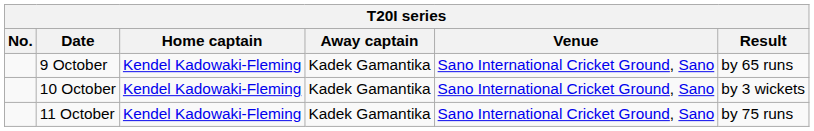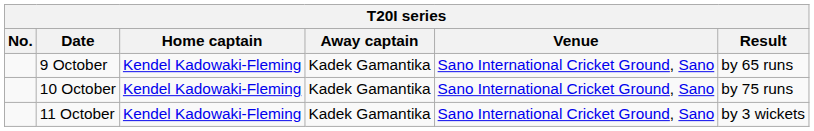(763, 89) by 3 wickets -> (757, 89) by 75 runs
(757, 114) by 75 runs -> (763, 114) by 3 wickets
